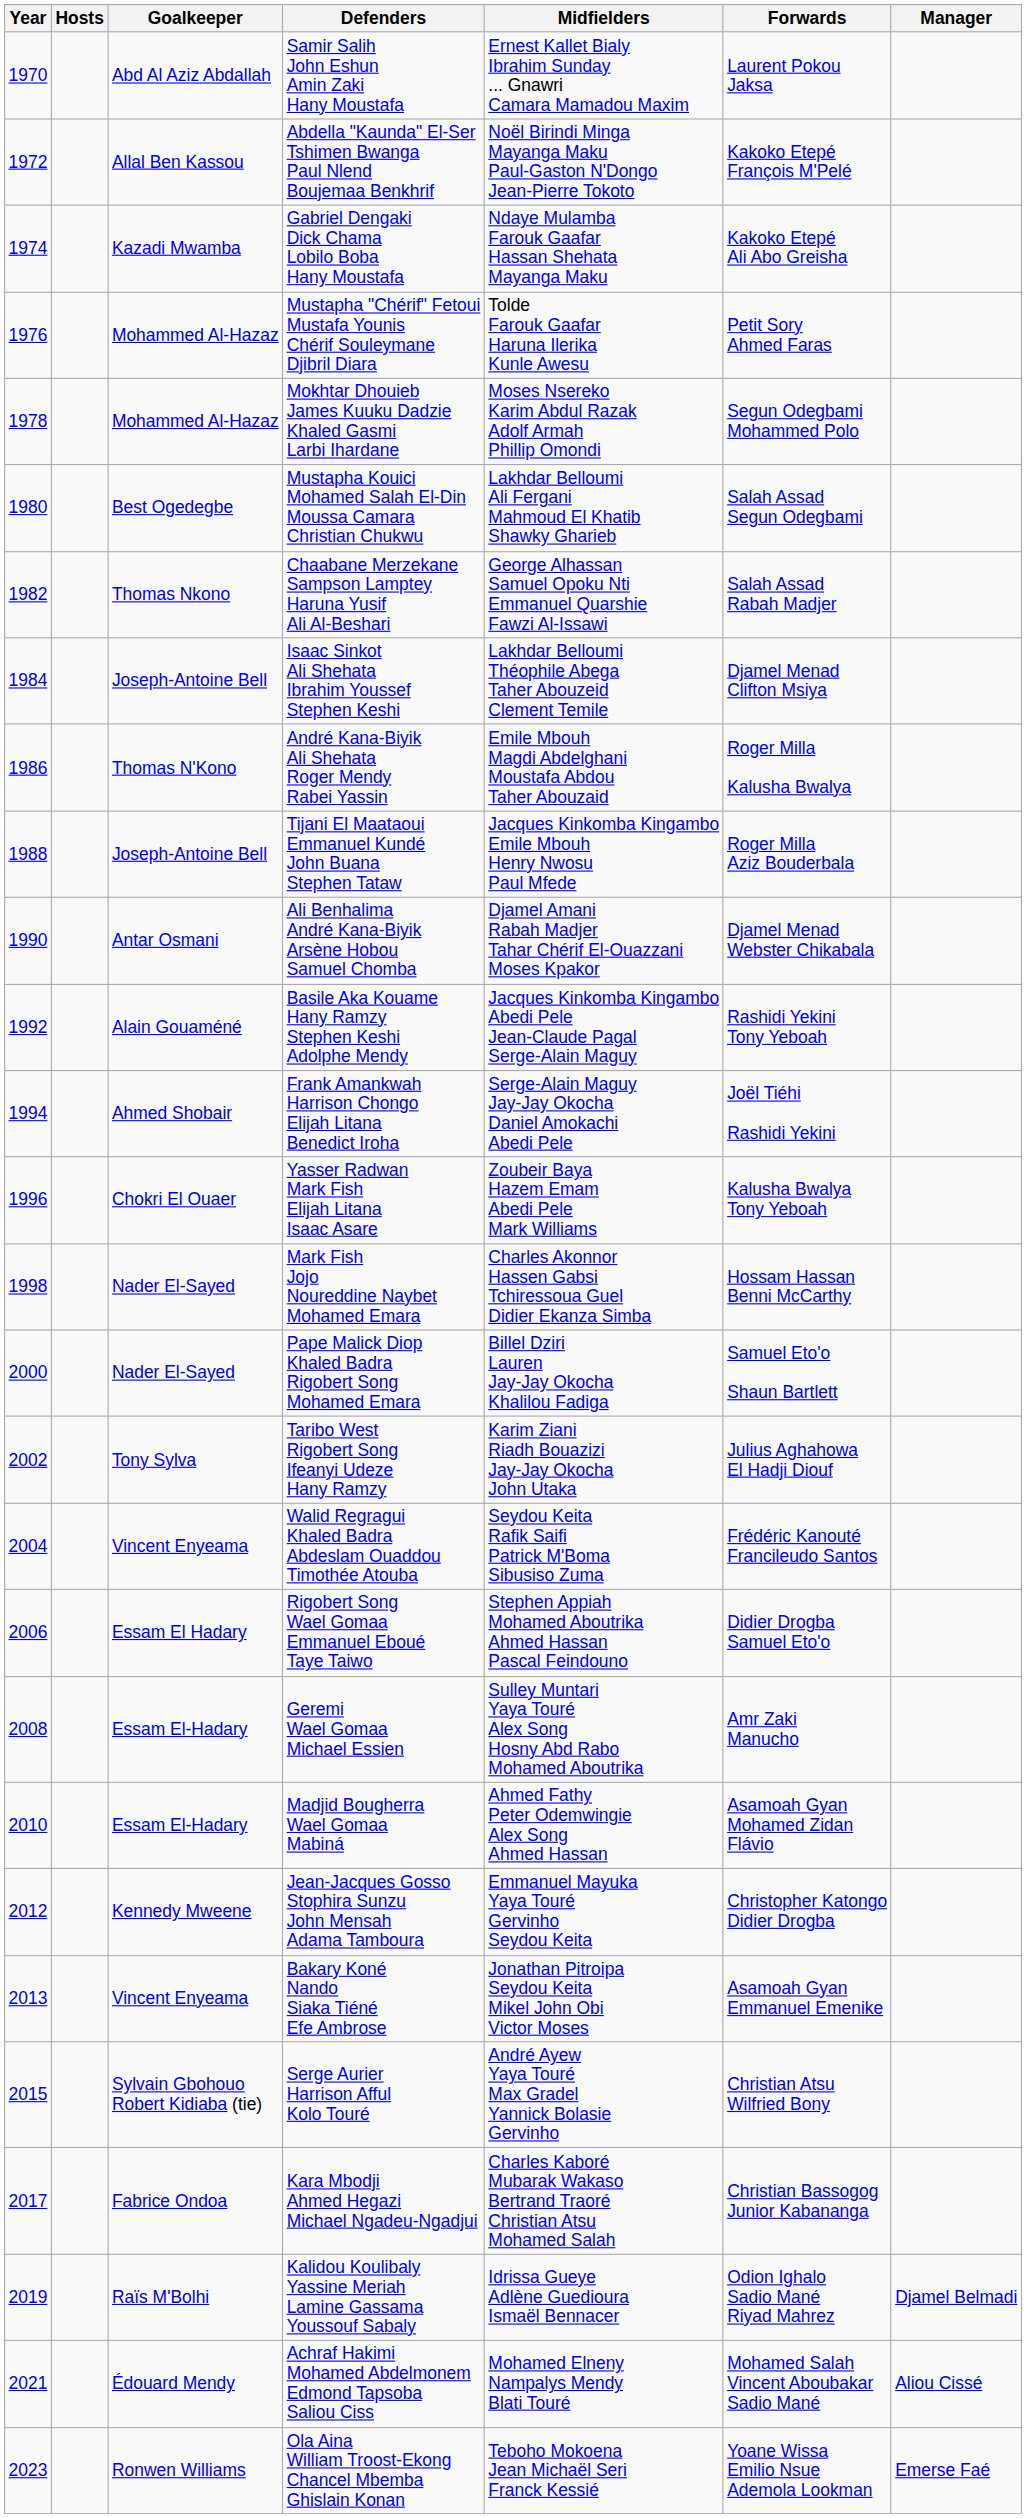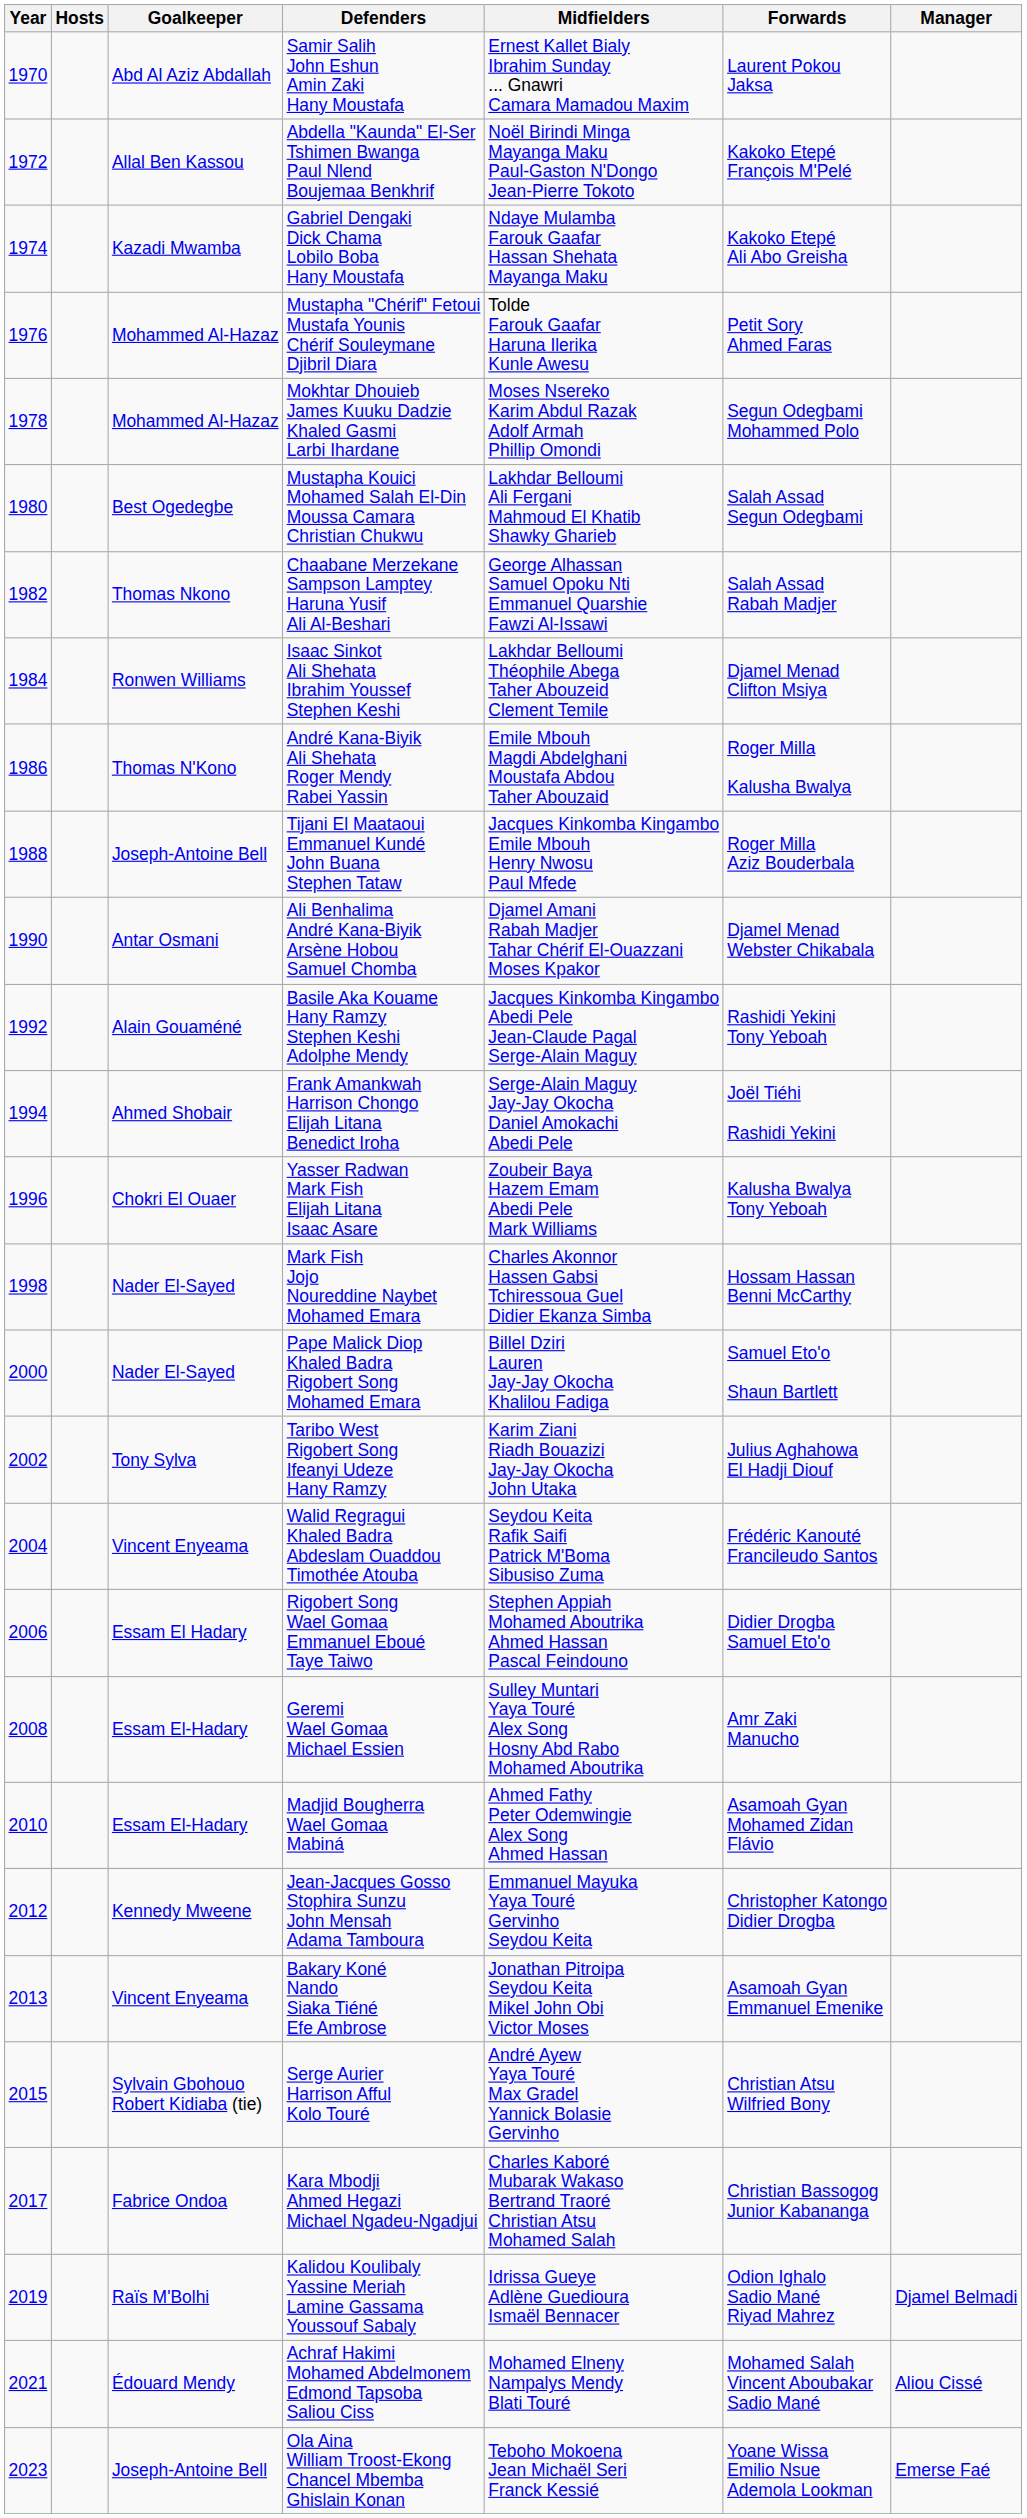(189, 681) Joseph-Antoine Bell -> (179, 681) Ronwen Williams
(179, 2470) Ronwen Williams -> (189, 2470) Joseph-Antoine Bell
